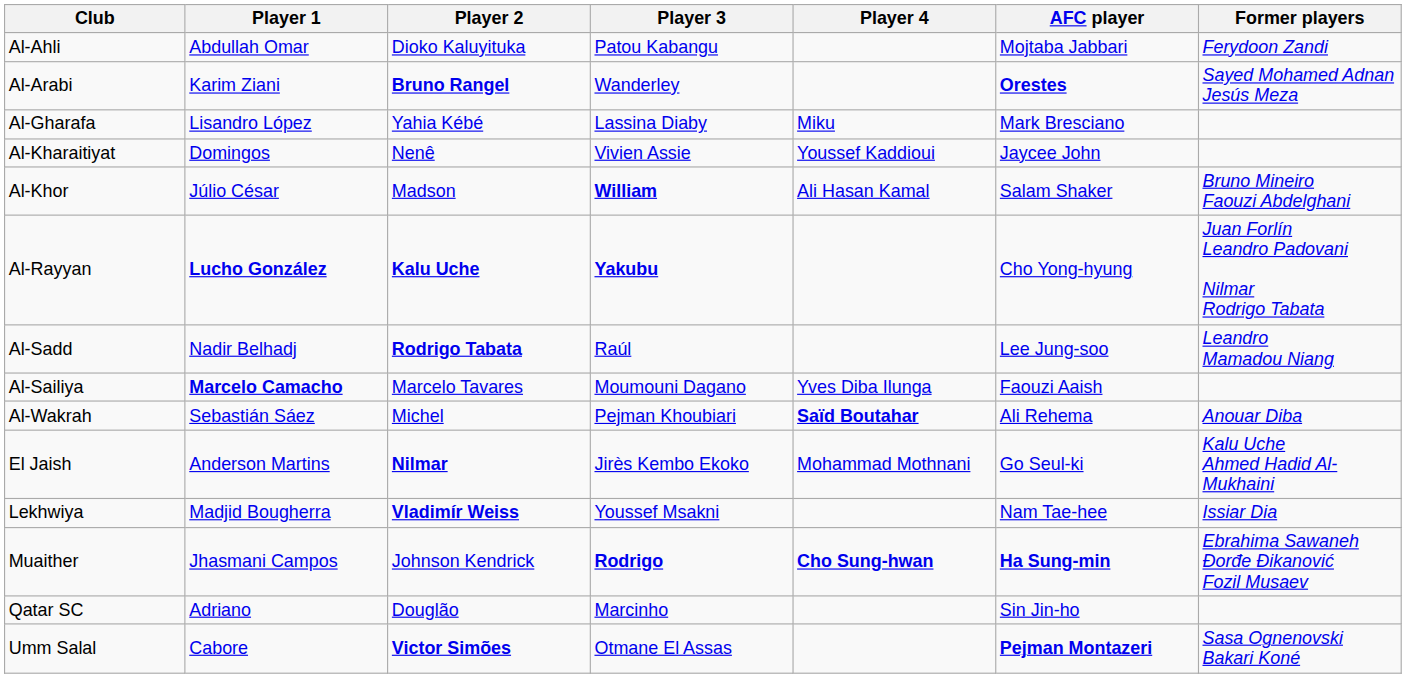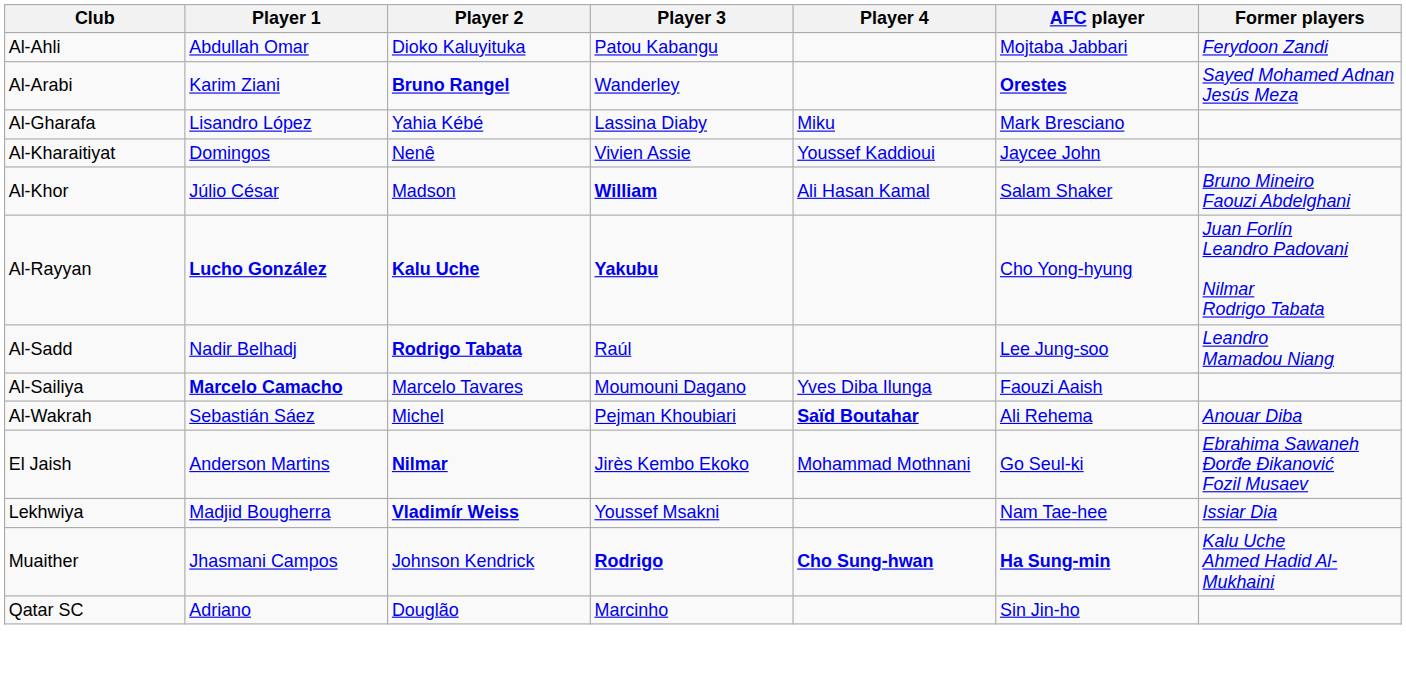(1270, 464) Kalu Uche Ahmed Hadid Al-Mukhaini -> (1281, 464) Ebrahima Sawaneh Đorđe Đikanović Fozil Musaev
(1281, 561) Ebrahima Sawaneh Đorđe Đikanović Fozil Musaev -> (1270, 561) Kalu Uche Ahmed Hadid Al-Mukhaini
- row: (53, 648)
